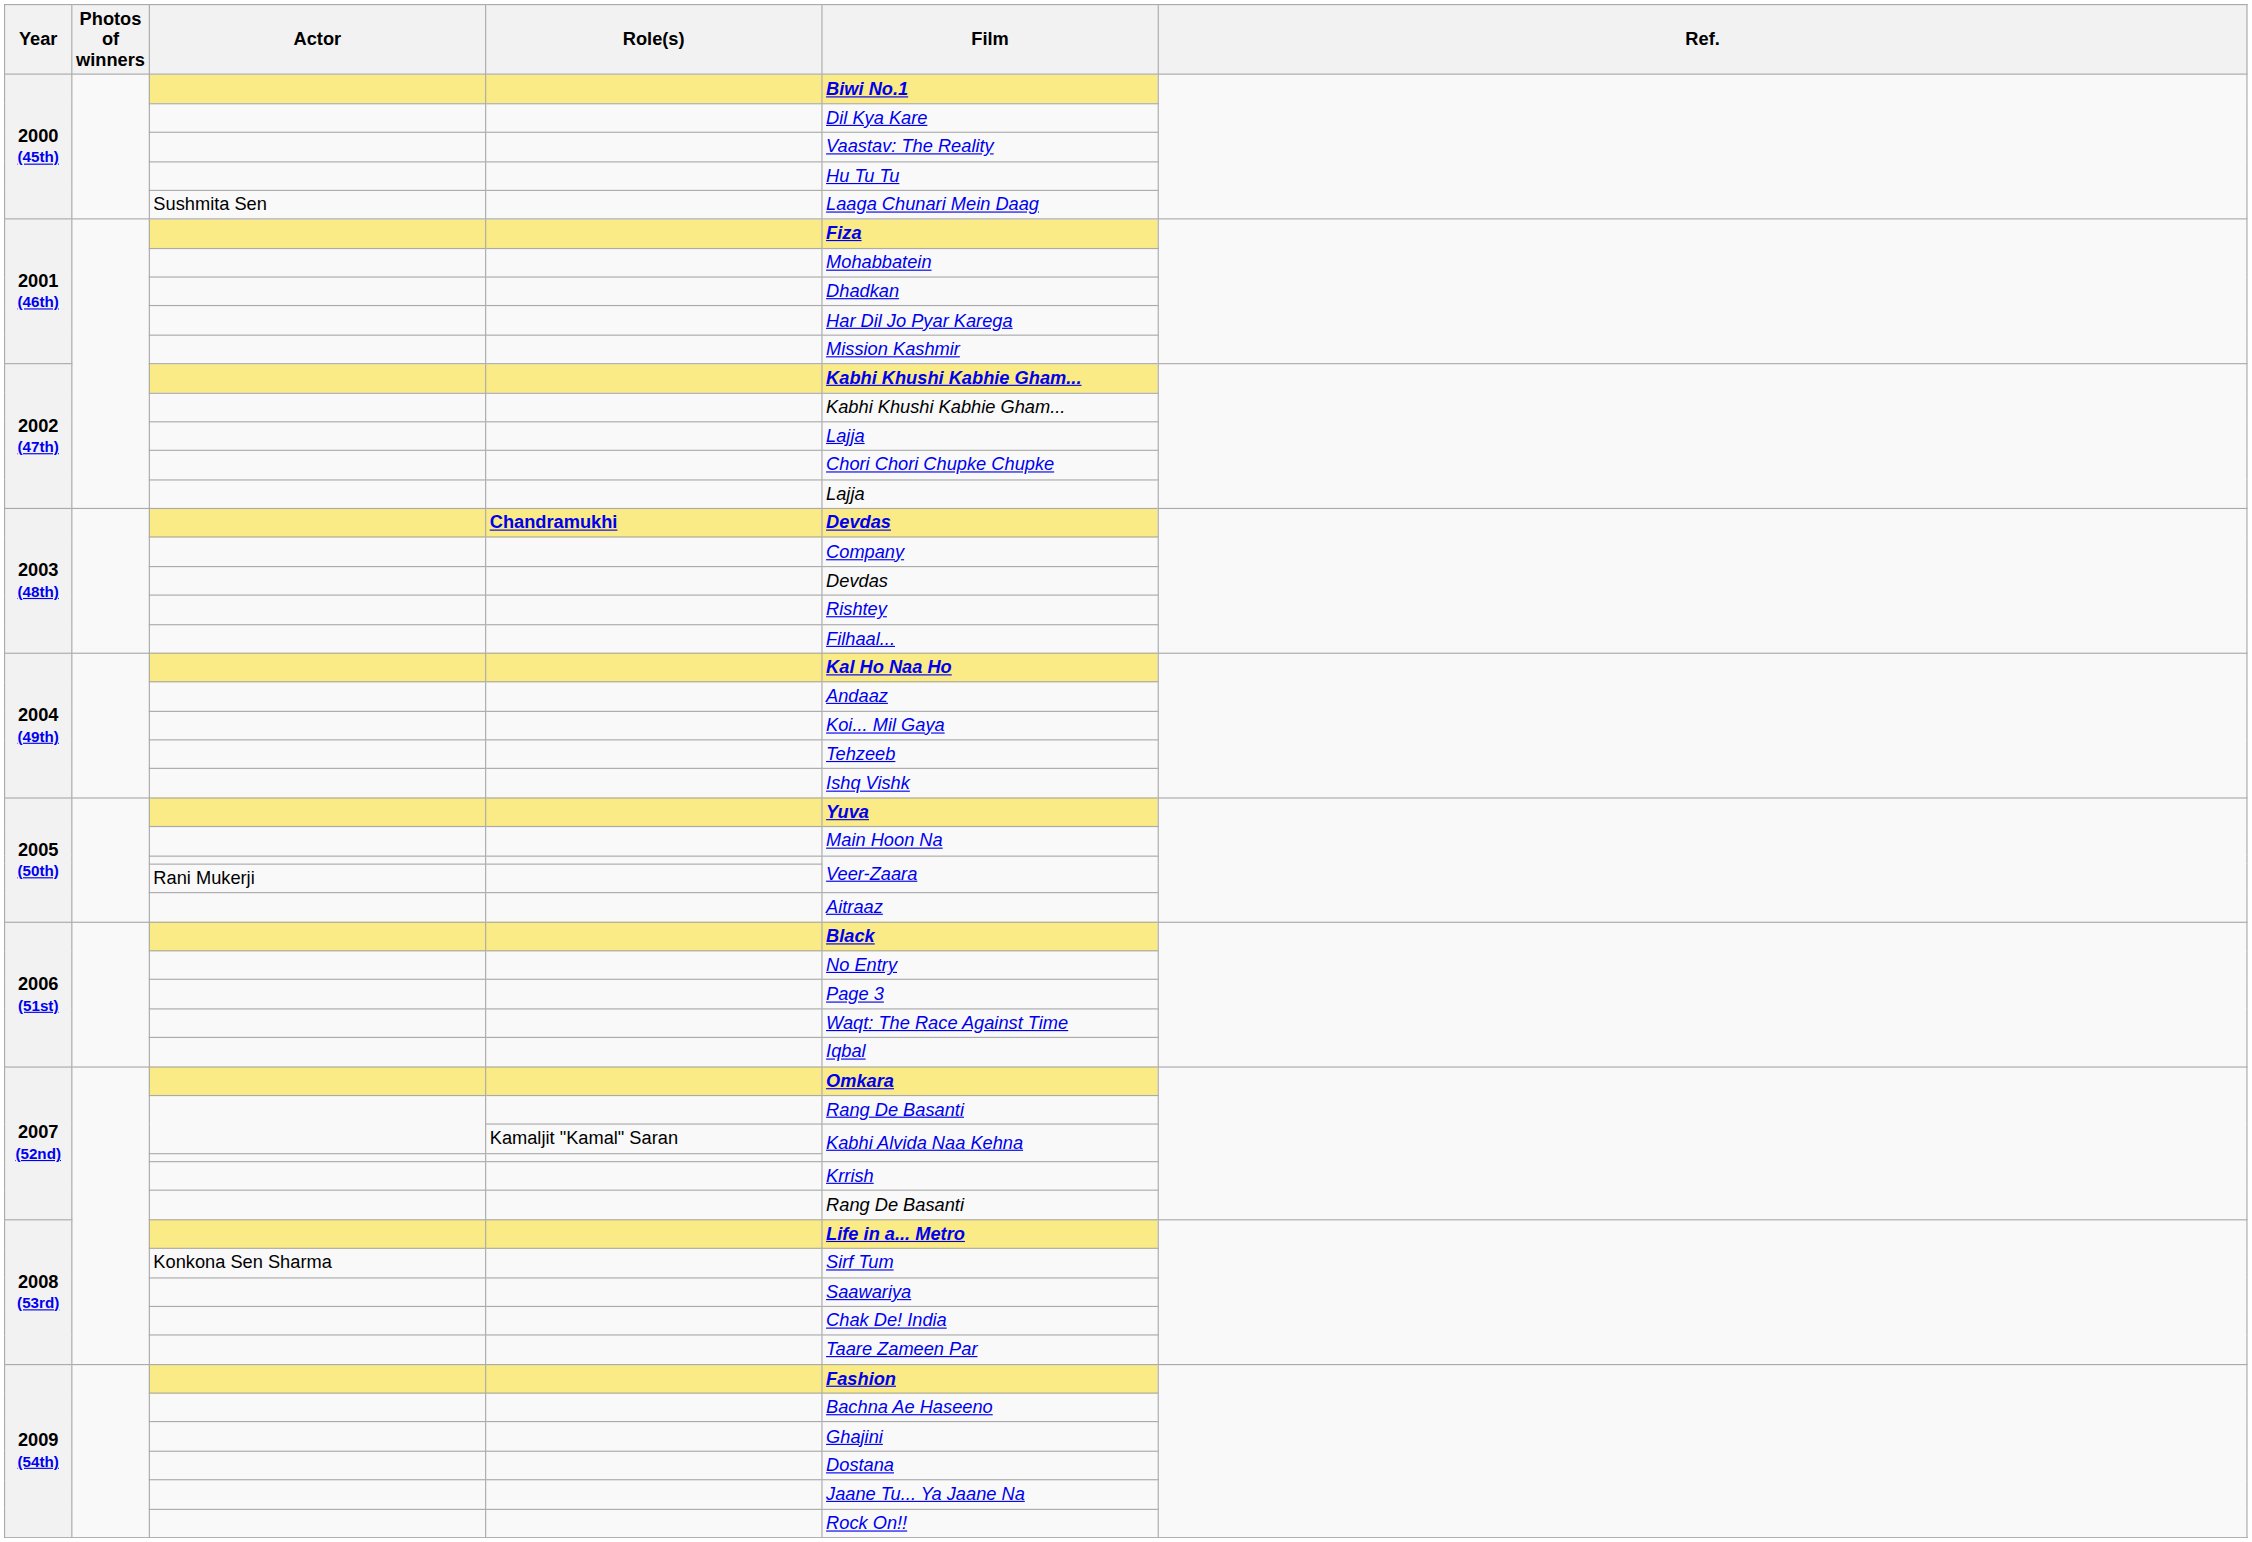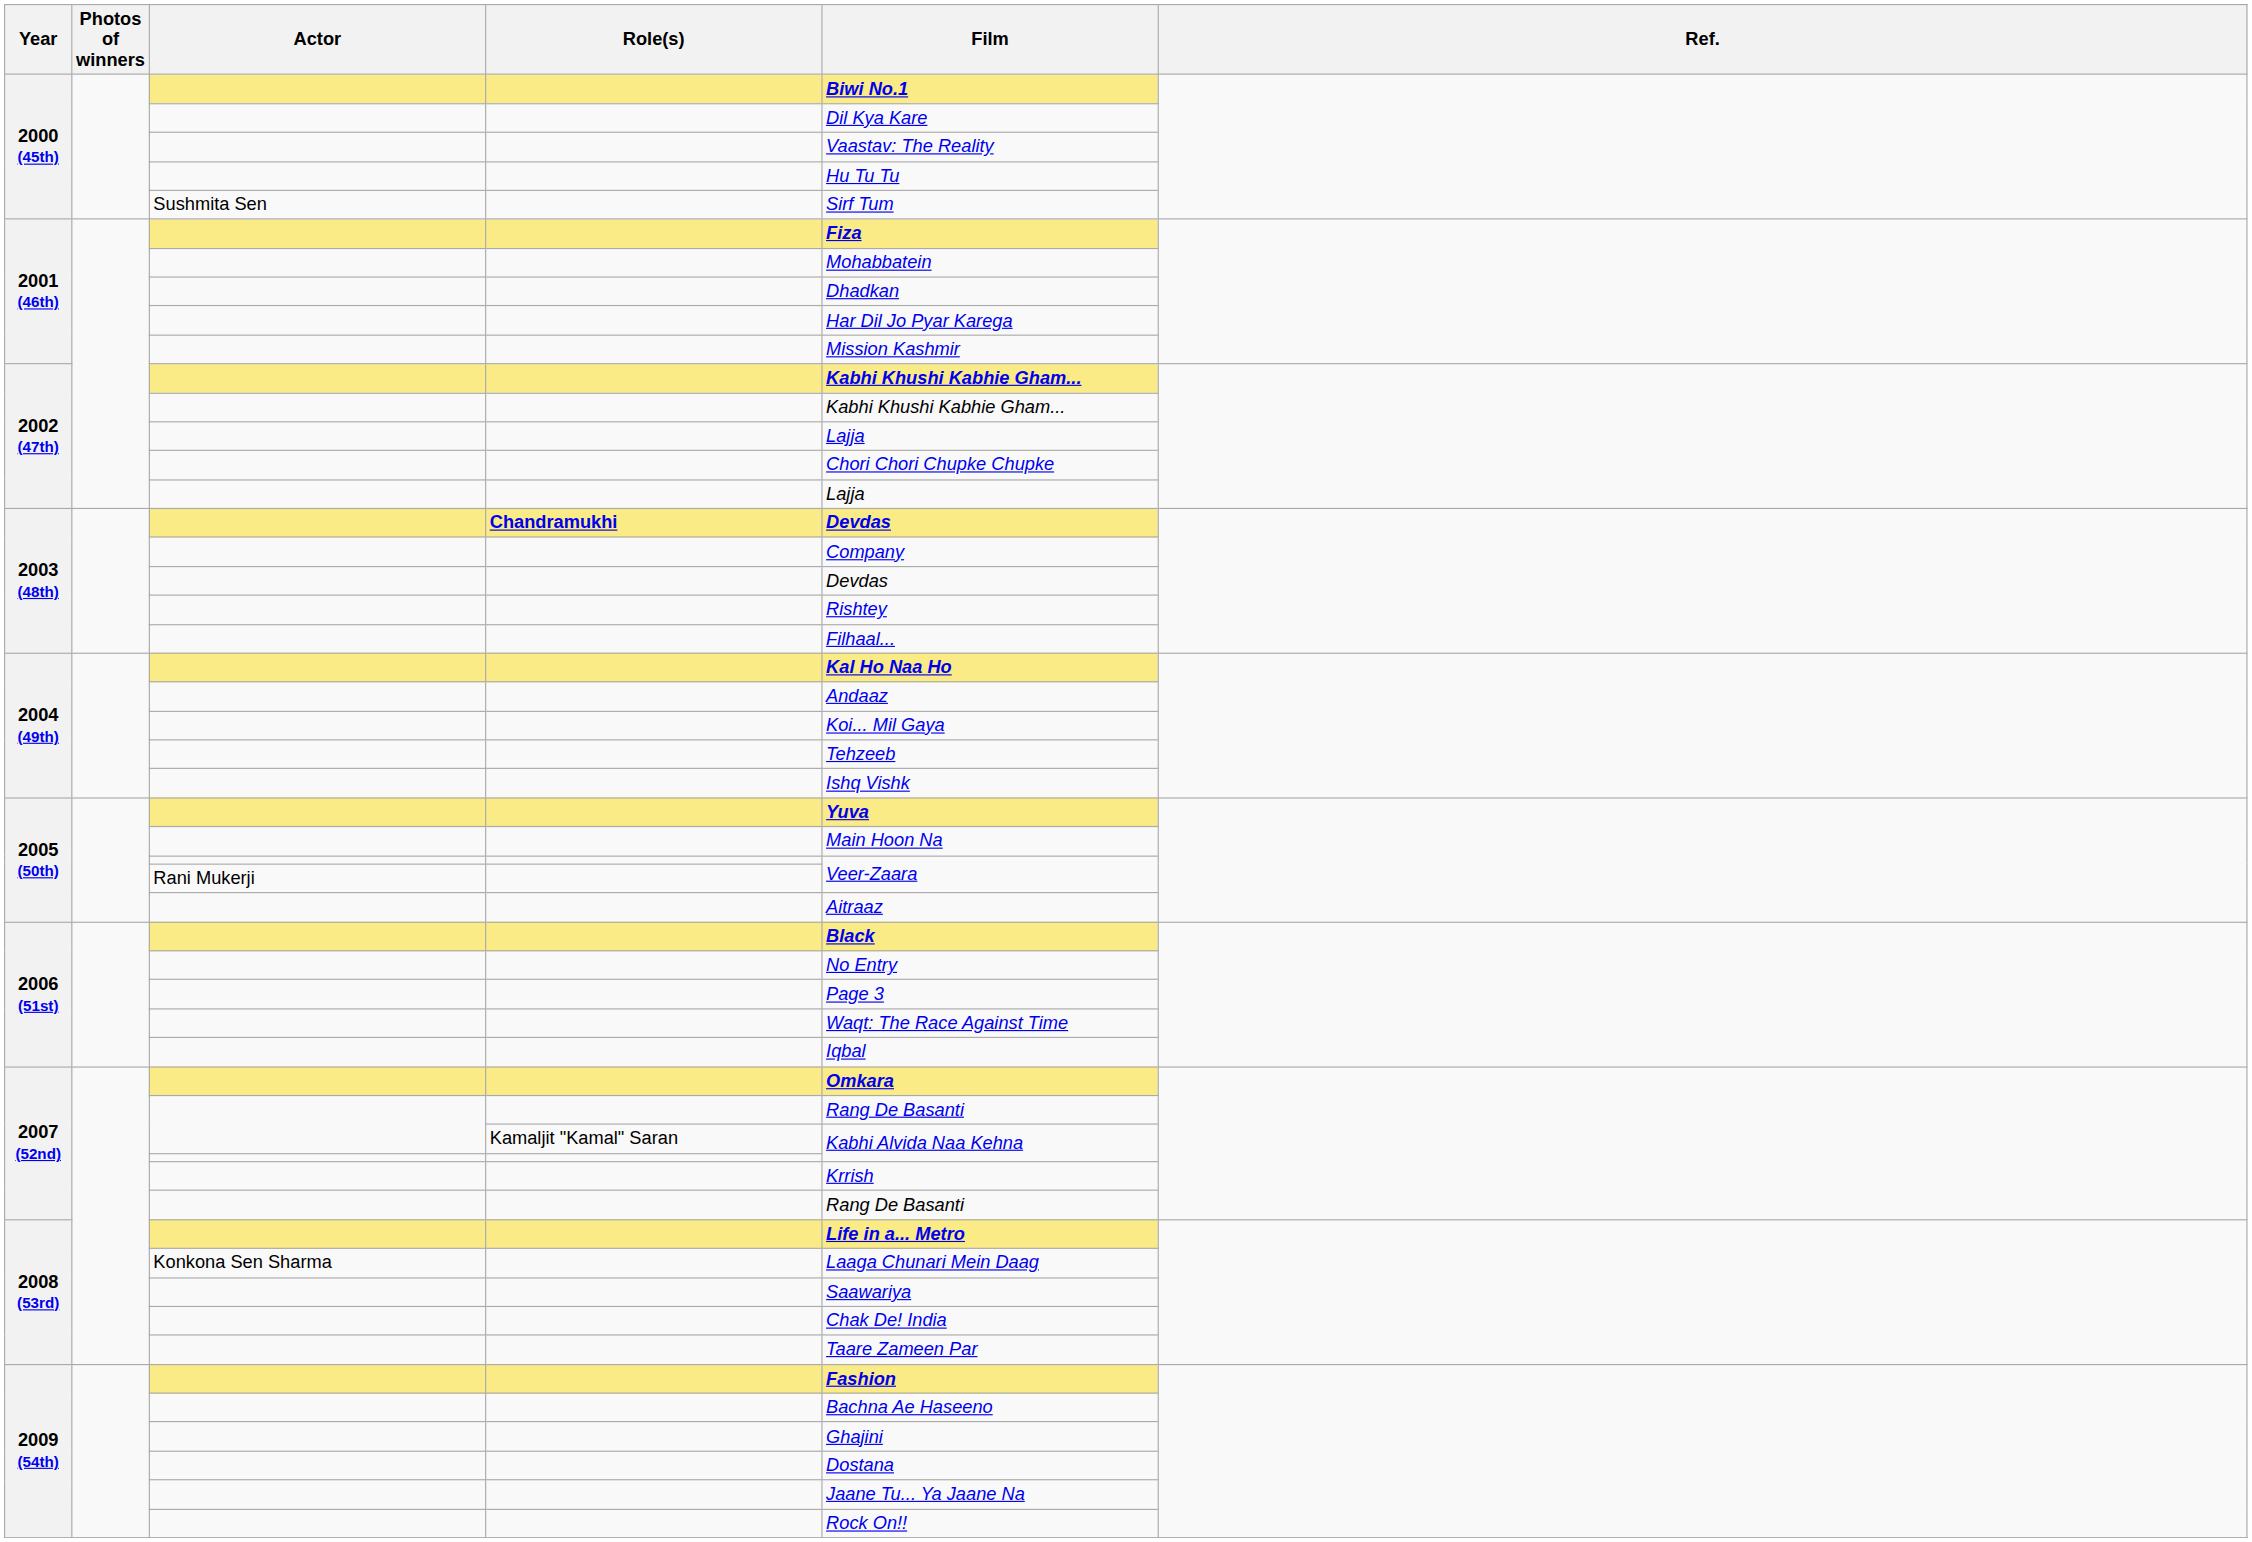(933, 204) Laaga Chunari Mein Daag -> (860, 204) Sirf Tum
(860, 1262) Sirf Tum -> (933, 1262) Laaga Chunari Mein Daag
